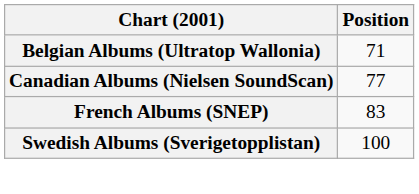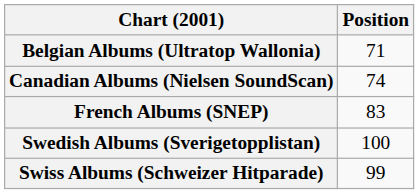(376, 81) 77 -> (376, 81) 74
+ row: (171, 173)
